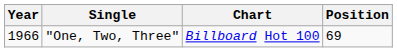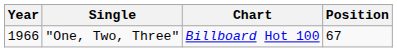(334, 37) 69 -> (334, 37) 67
